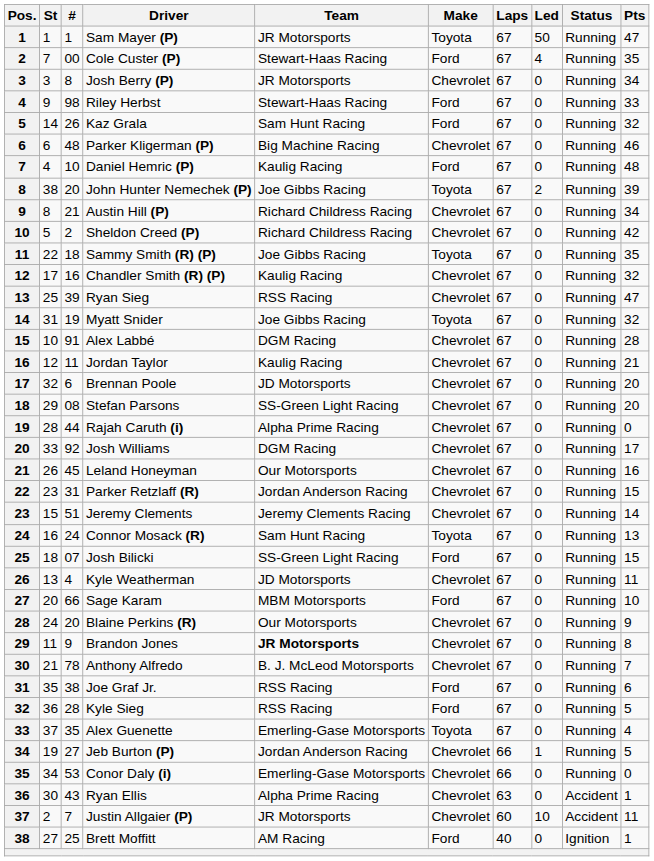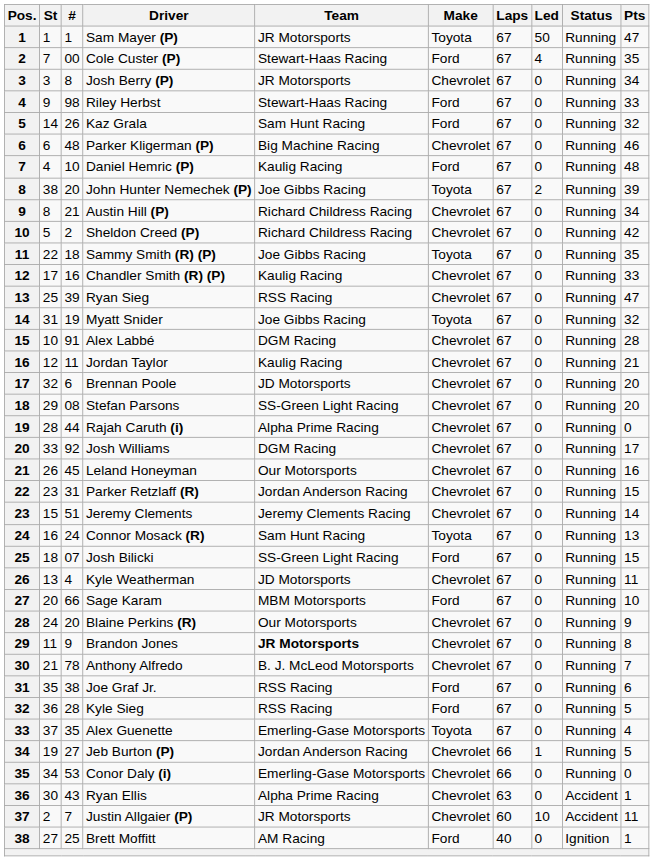(632, 275) 32 -> (632, 275) 33
